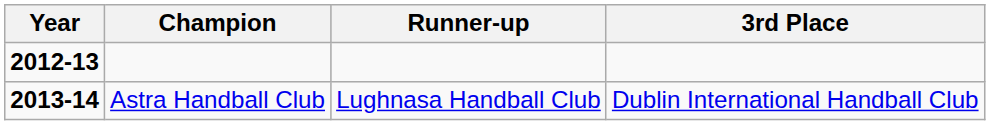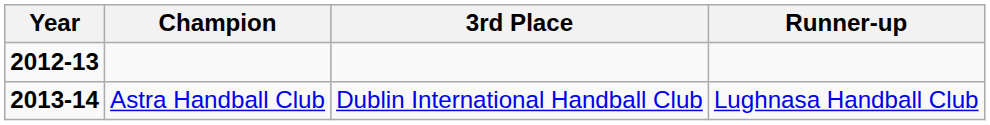columns swapped: (468, 23) <-> (795, 23)
